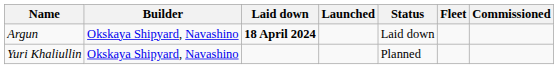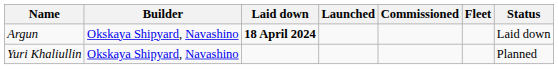columns swapped: (511, 14) <-> (408, 14)
